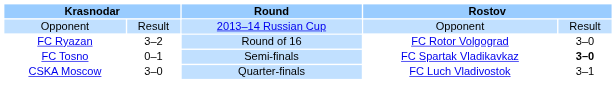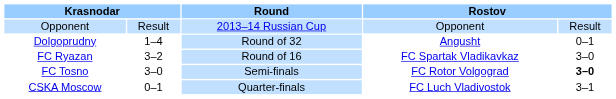+ row: (65, 41)
(460, 41) FC Rotor Volgograd -> (460, 56) FC Spartak Vladikavkaz
(153, 56) 0–1 -> (153, 72) 3–0
(460, 56) FC Spartak Vladikavkaz -> (460, 72) FC Rotor Volgograd
(153, 72) 3–0 -> (153, 87) 0–1
